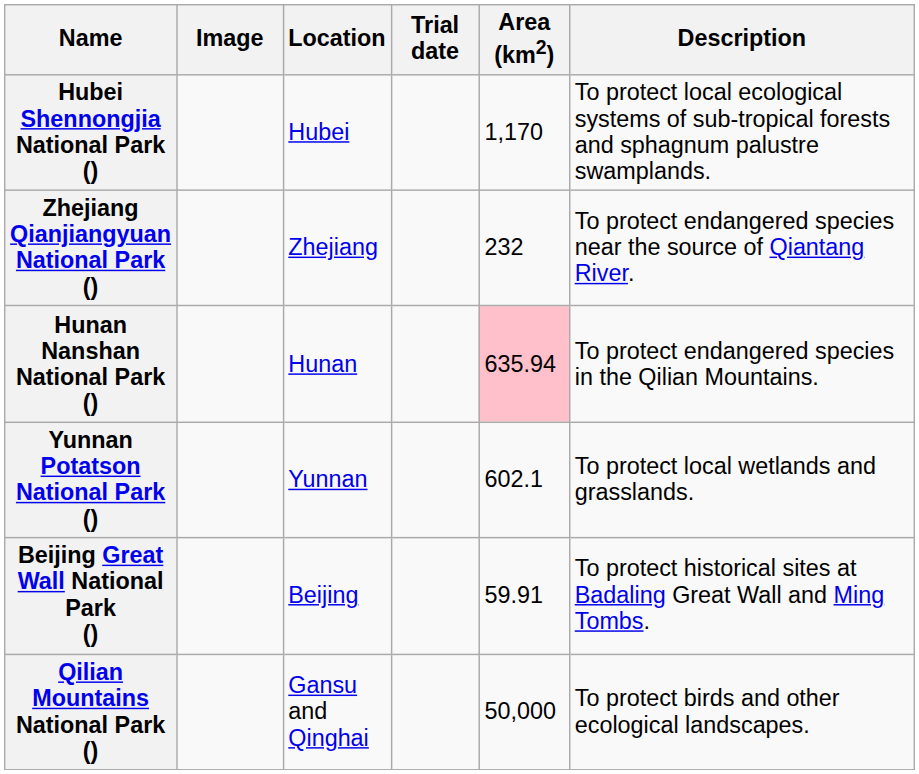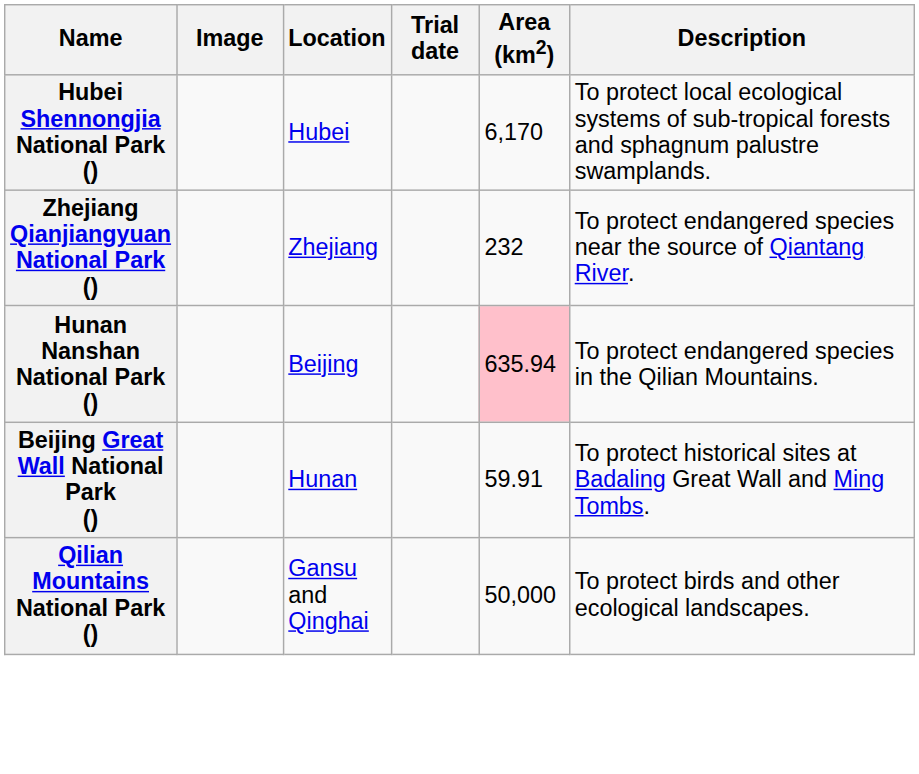(514, 132) 1,170 -> (514, 132) 6,170
(323, 363) Hunan -> (323, 363) Beijing
- row: (91, 479)
(323, 595) Beijing -> (323, 479) Hunan
